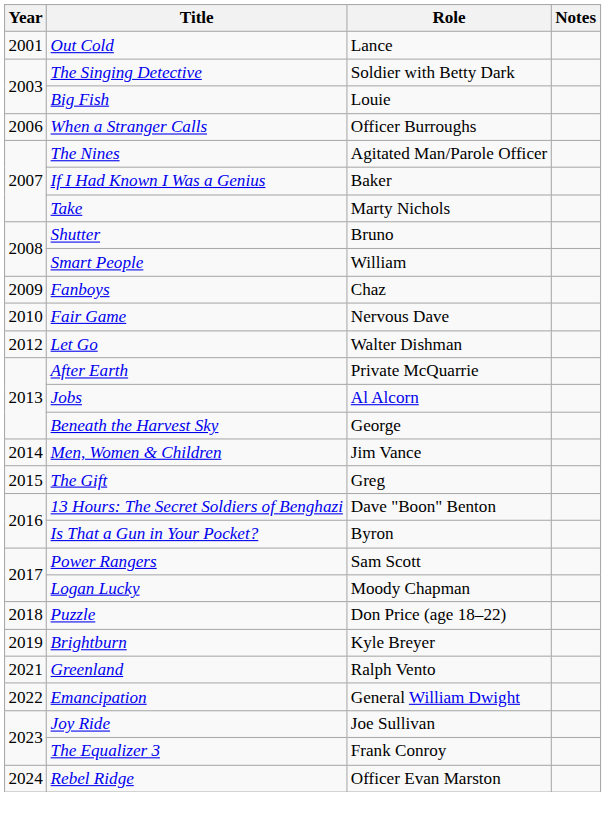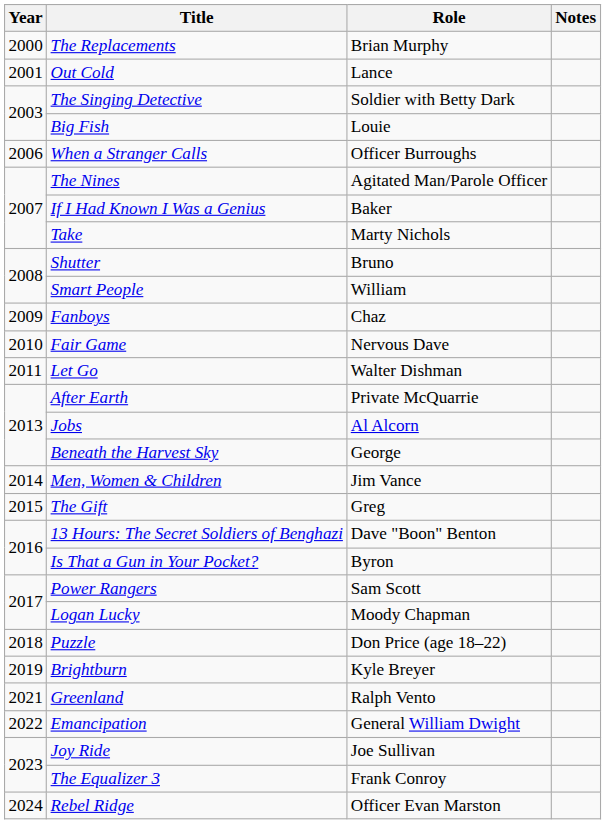+ row: (113, 45)
(26, 343) 2012 -> (25, 371) 2011
